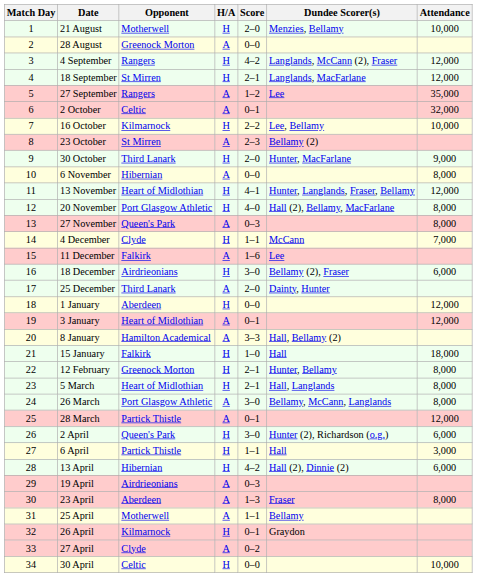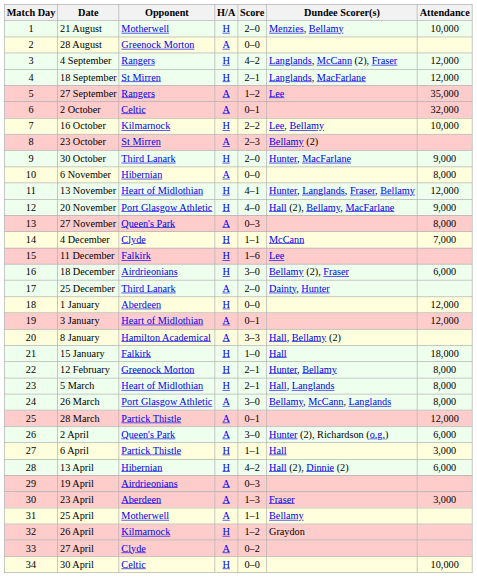(445, 207) 8,000 -> (445, 207) 9,000
(226, 256) A -> (226, 256) H
(226, 434) H -> (226, 434) A
(445, 499) 8,000 -> (445, 499) 3,000
(252, 532) 0–1 -> (252, 532) 1–2
